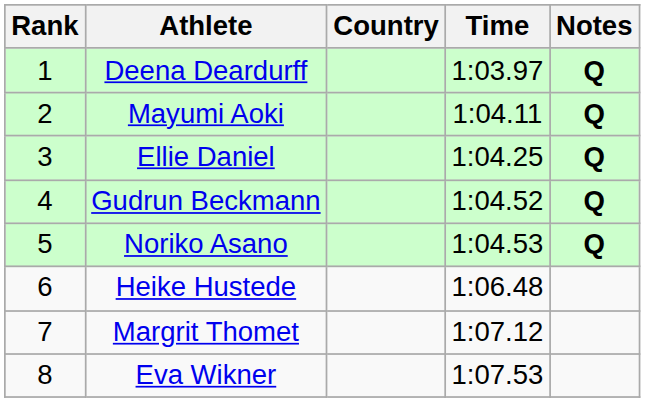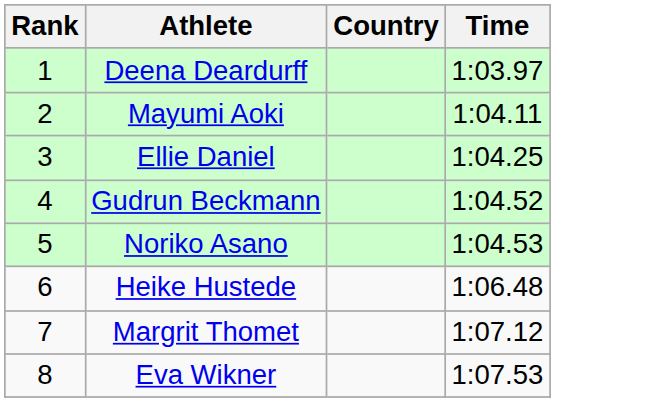- column: (594, 26)
